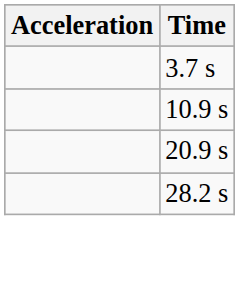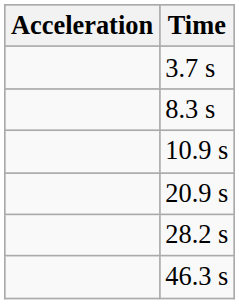+ row: (190, 109)
+ row: (197, 276)
